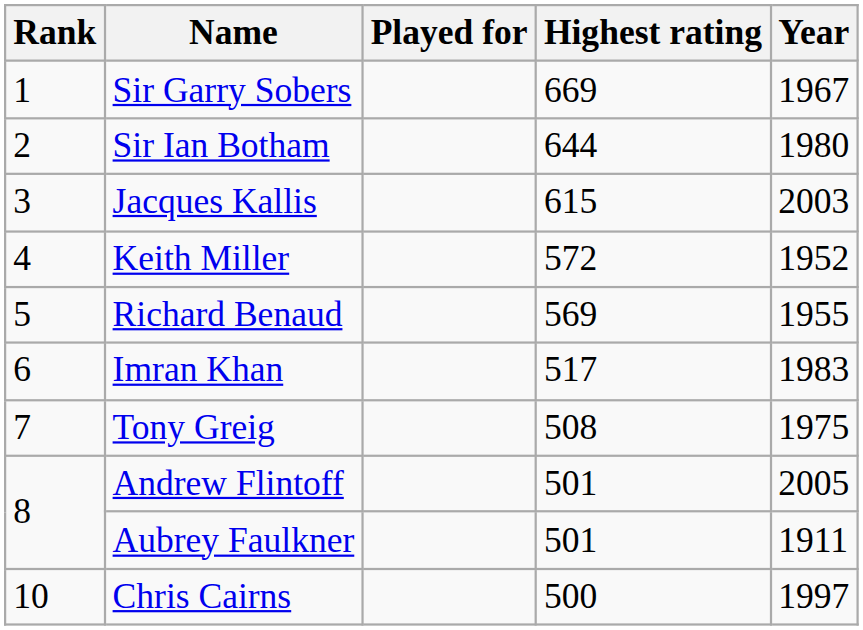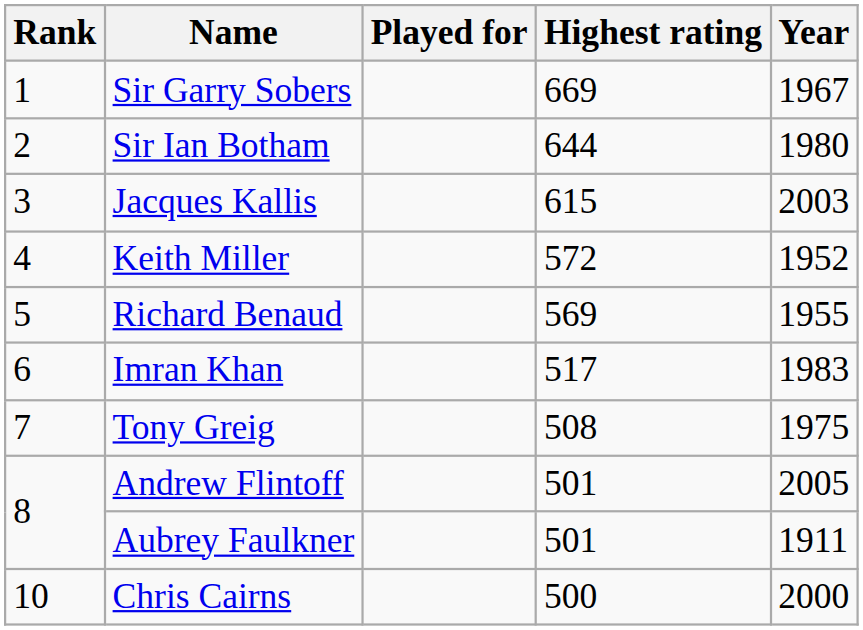(814, 595) 1997 -> (814, 595) 2000
